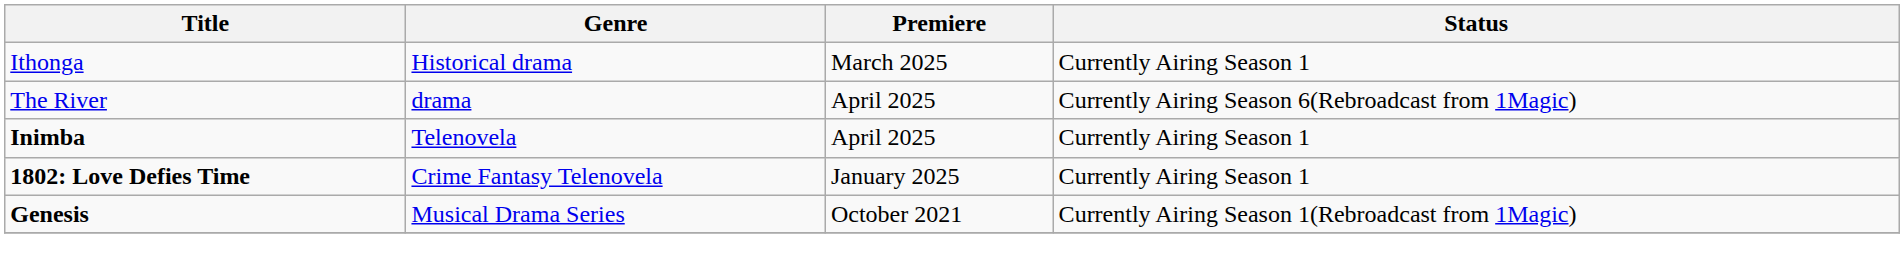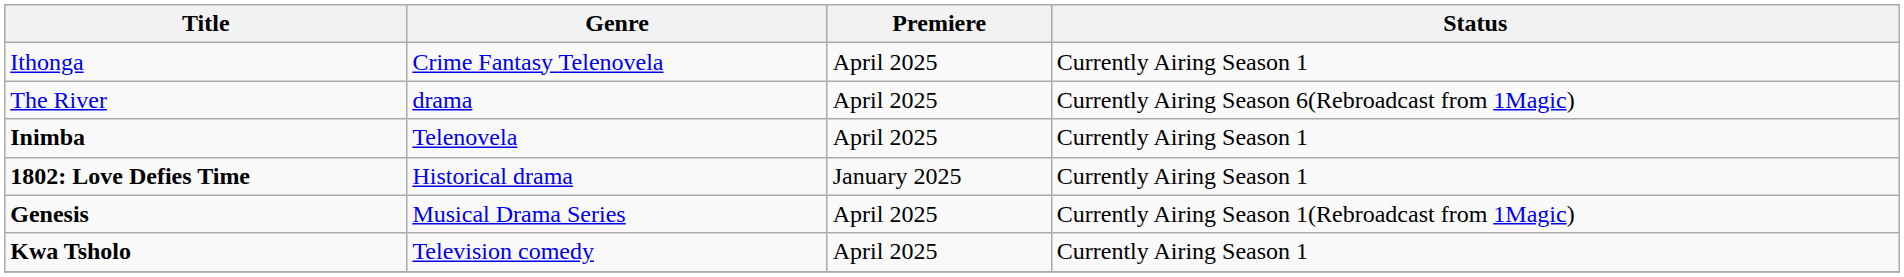(492, 61) Historical drama -> (538, 61) Crime Fantasy Telenovela
(889, 61) March 2025 -> (885, 61) April 2025
(537, 175) Crime Fantasy Telenovela -> (493, 175) Historical drama
(897, 213) October 2021 -> (885, 213) April 2025
+ row: (71, 251)
